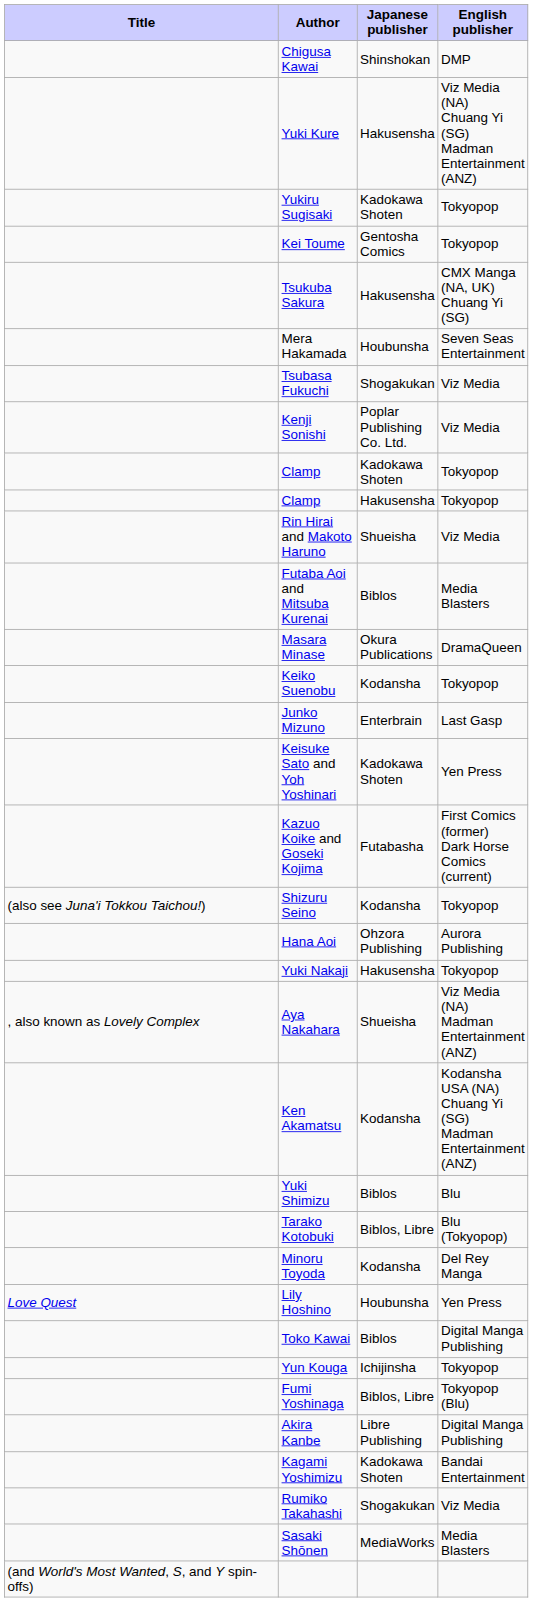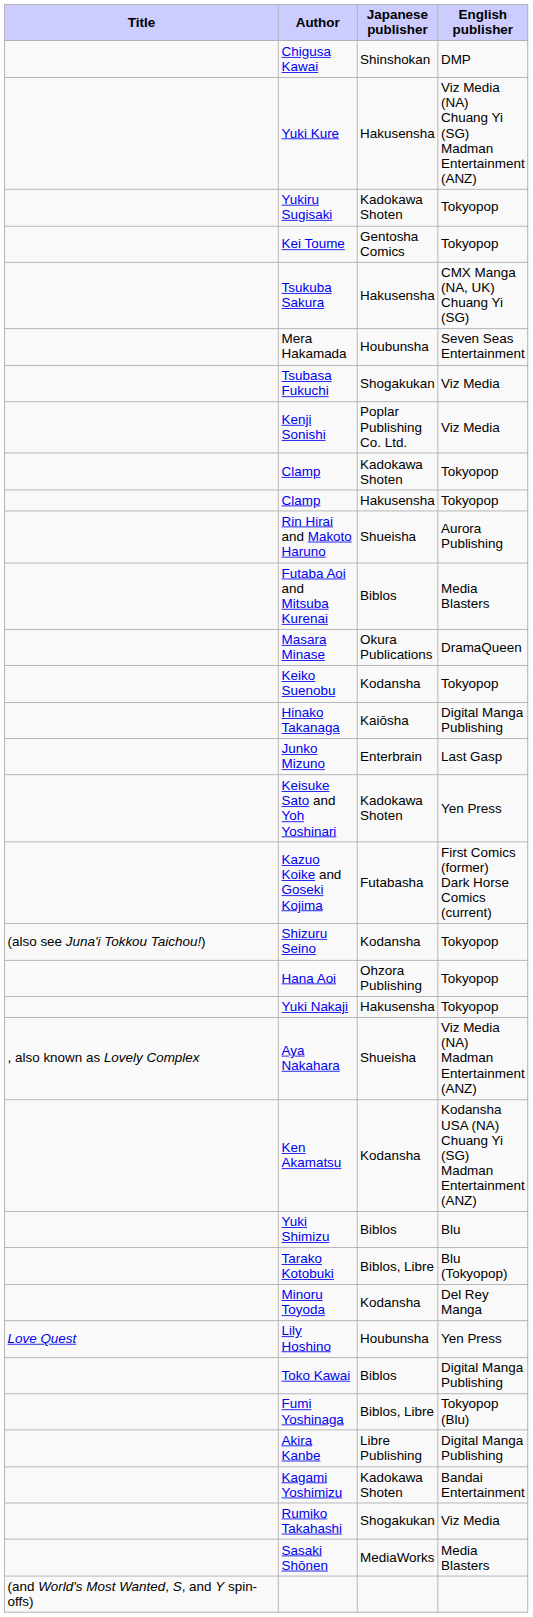(470, 536) Viz Media -> (472, 536) Aurora Publishing
+ row: (311, 720)
(472, 941) Aurora Publishing -> (470, 978) Tokyopop
- row: (314, 1367)
